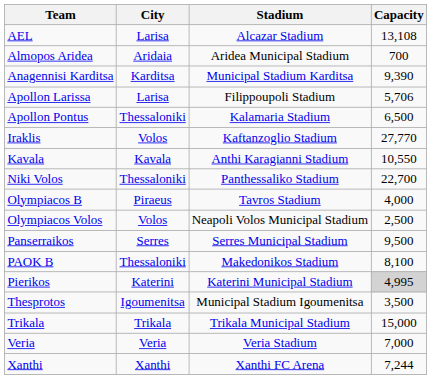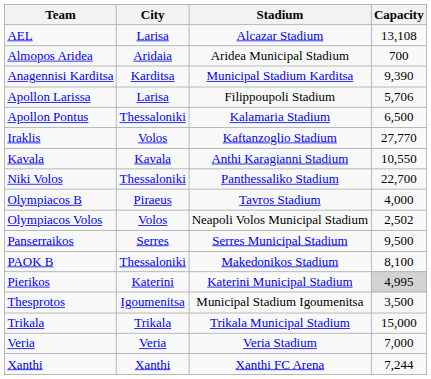(399, 220) 2,500 -> (399, 220) 2,502
